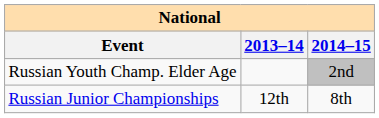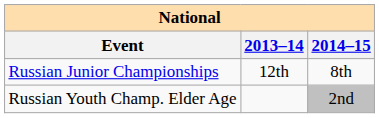rows swapped: (114, 98) <-> (122, 71)
